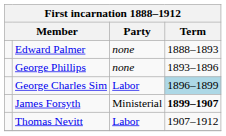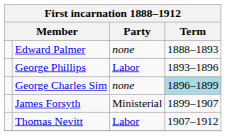(123, 67) none -> (126, 67) Labor
(126, 85) Labor -> (123, 85) none
(193, 103) bold -> (193, 103) normal
